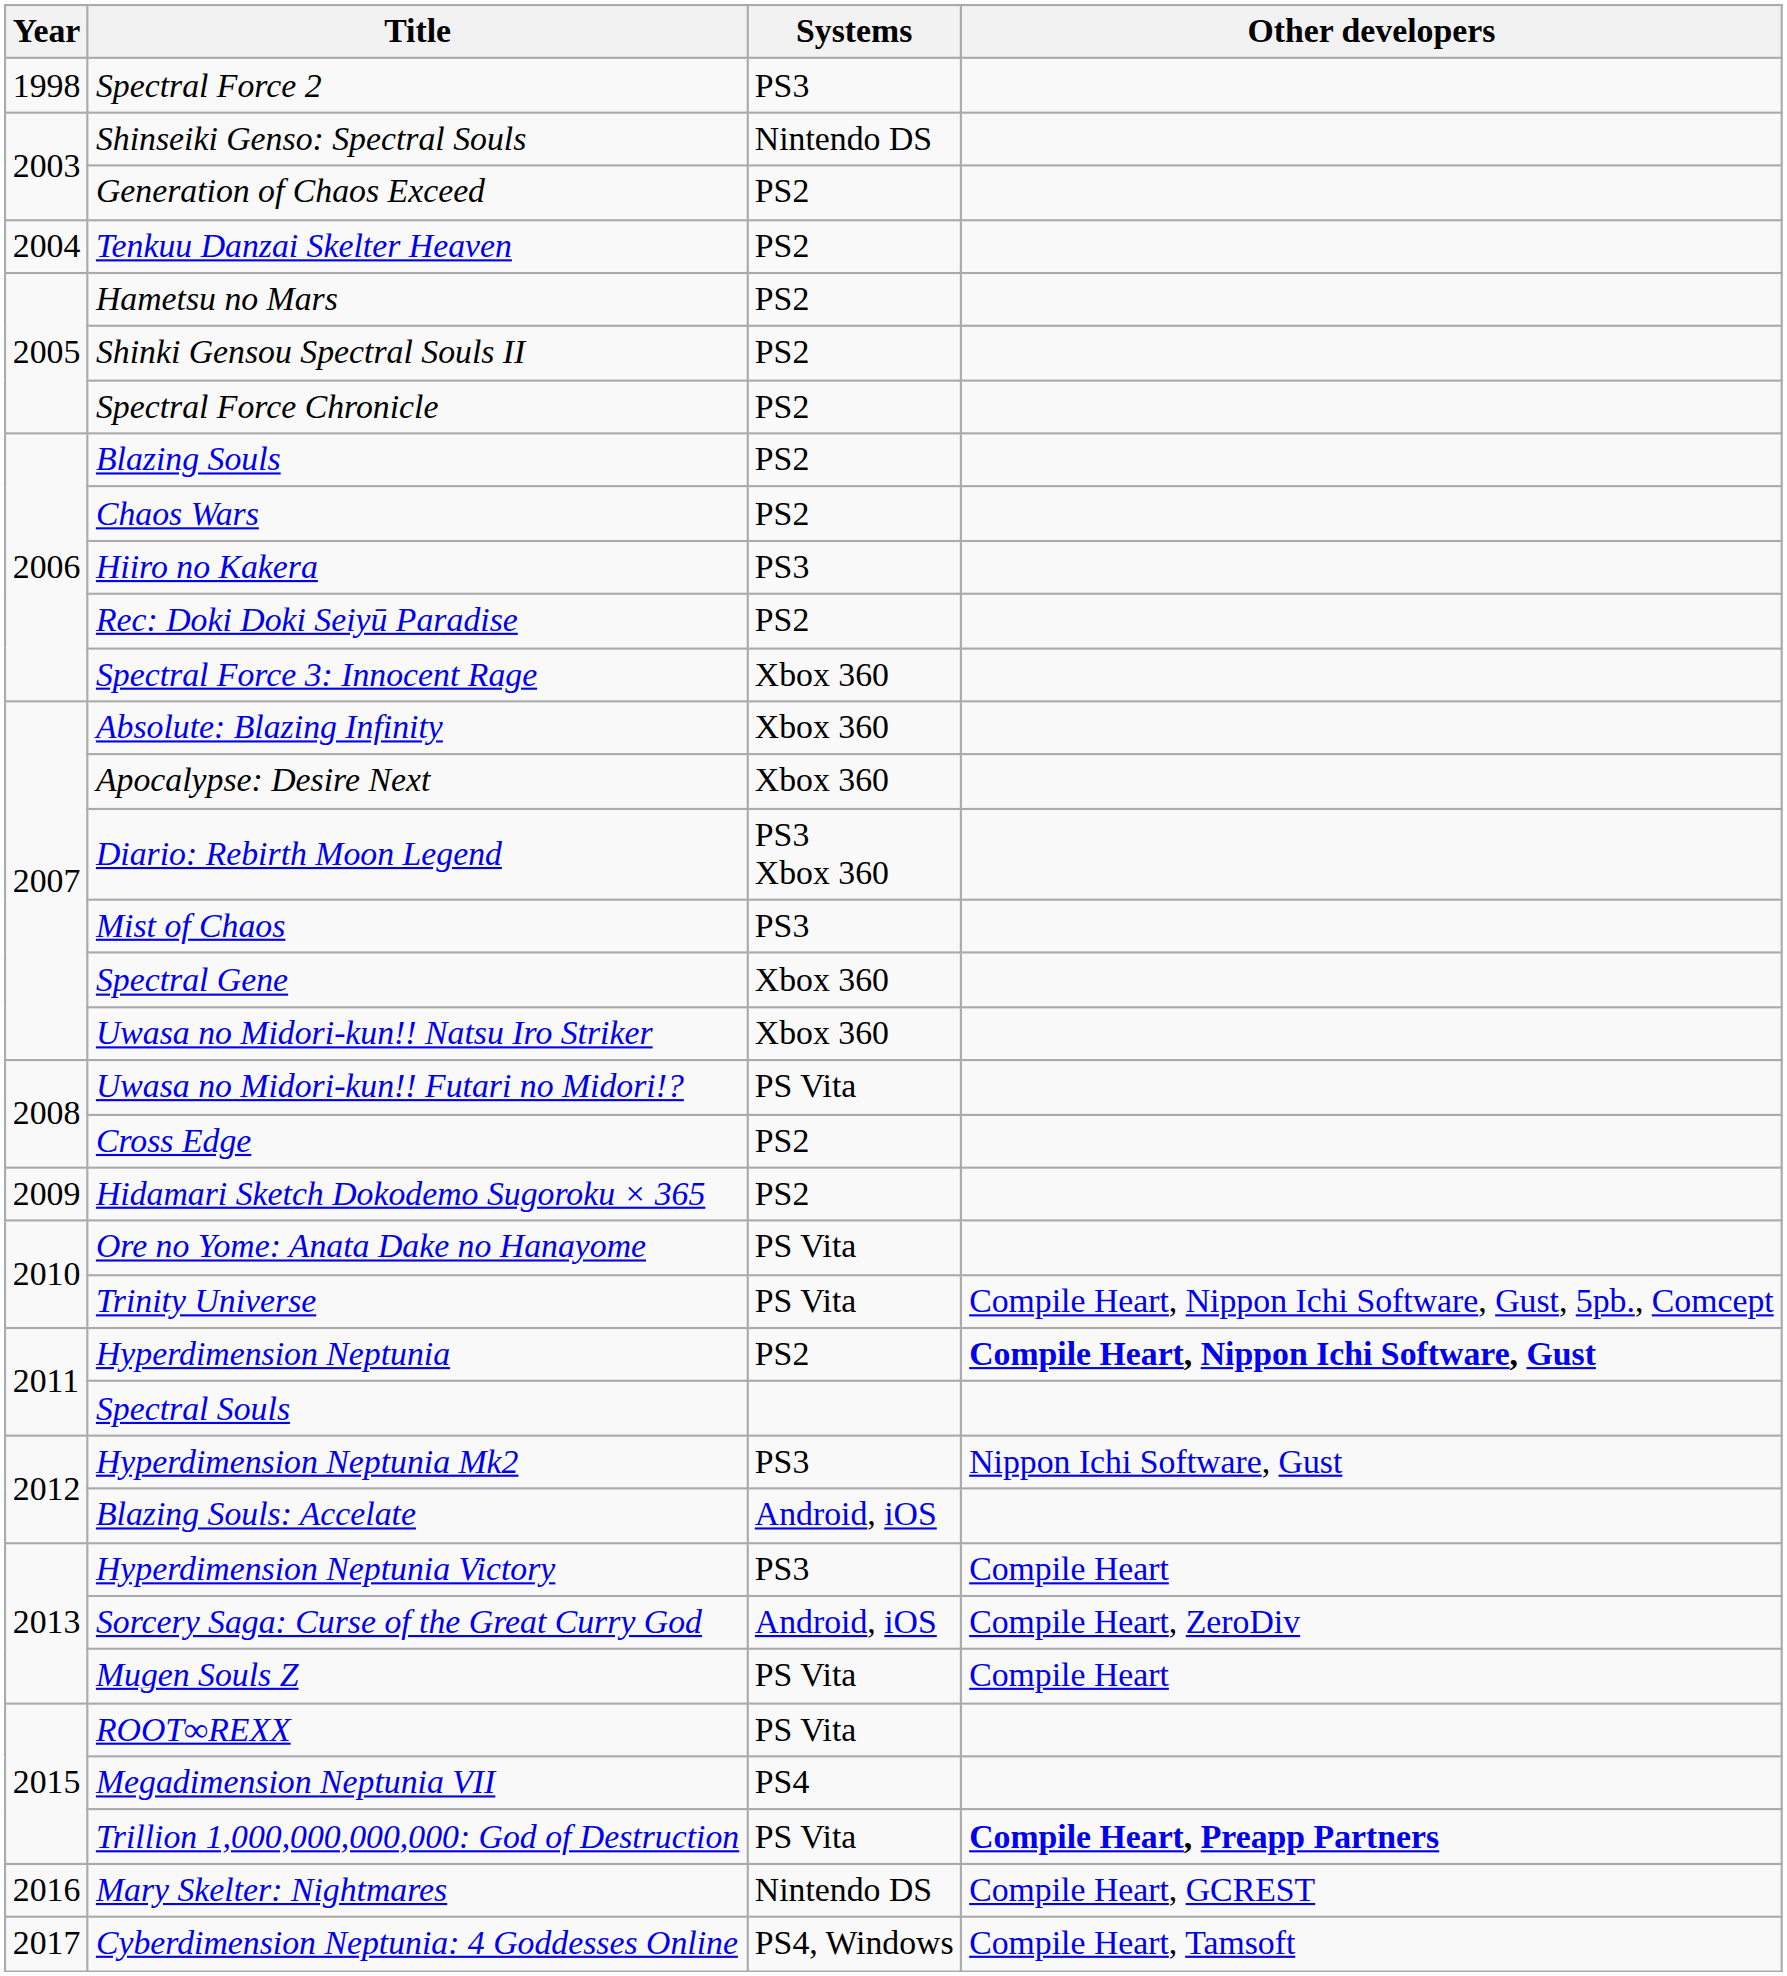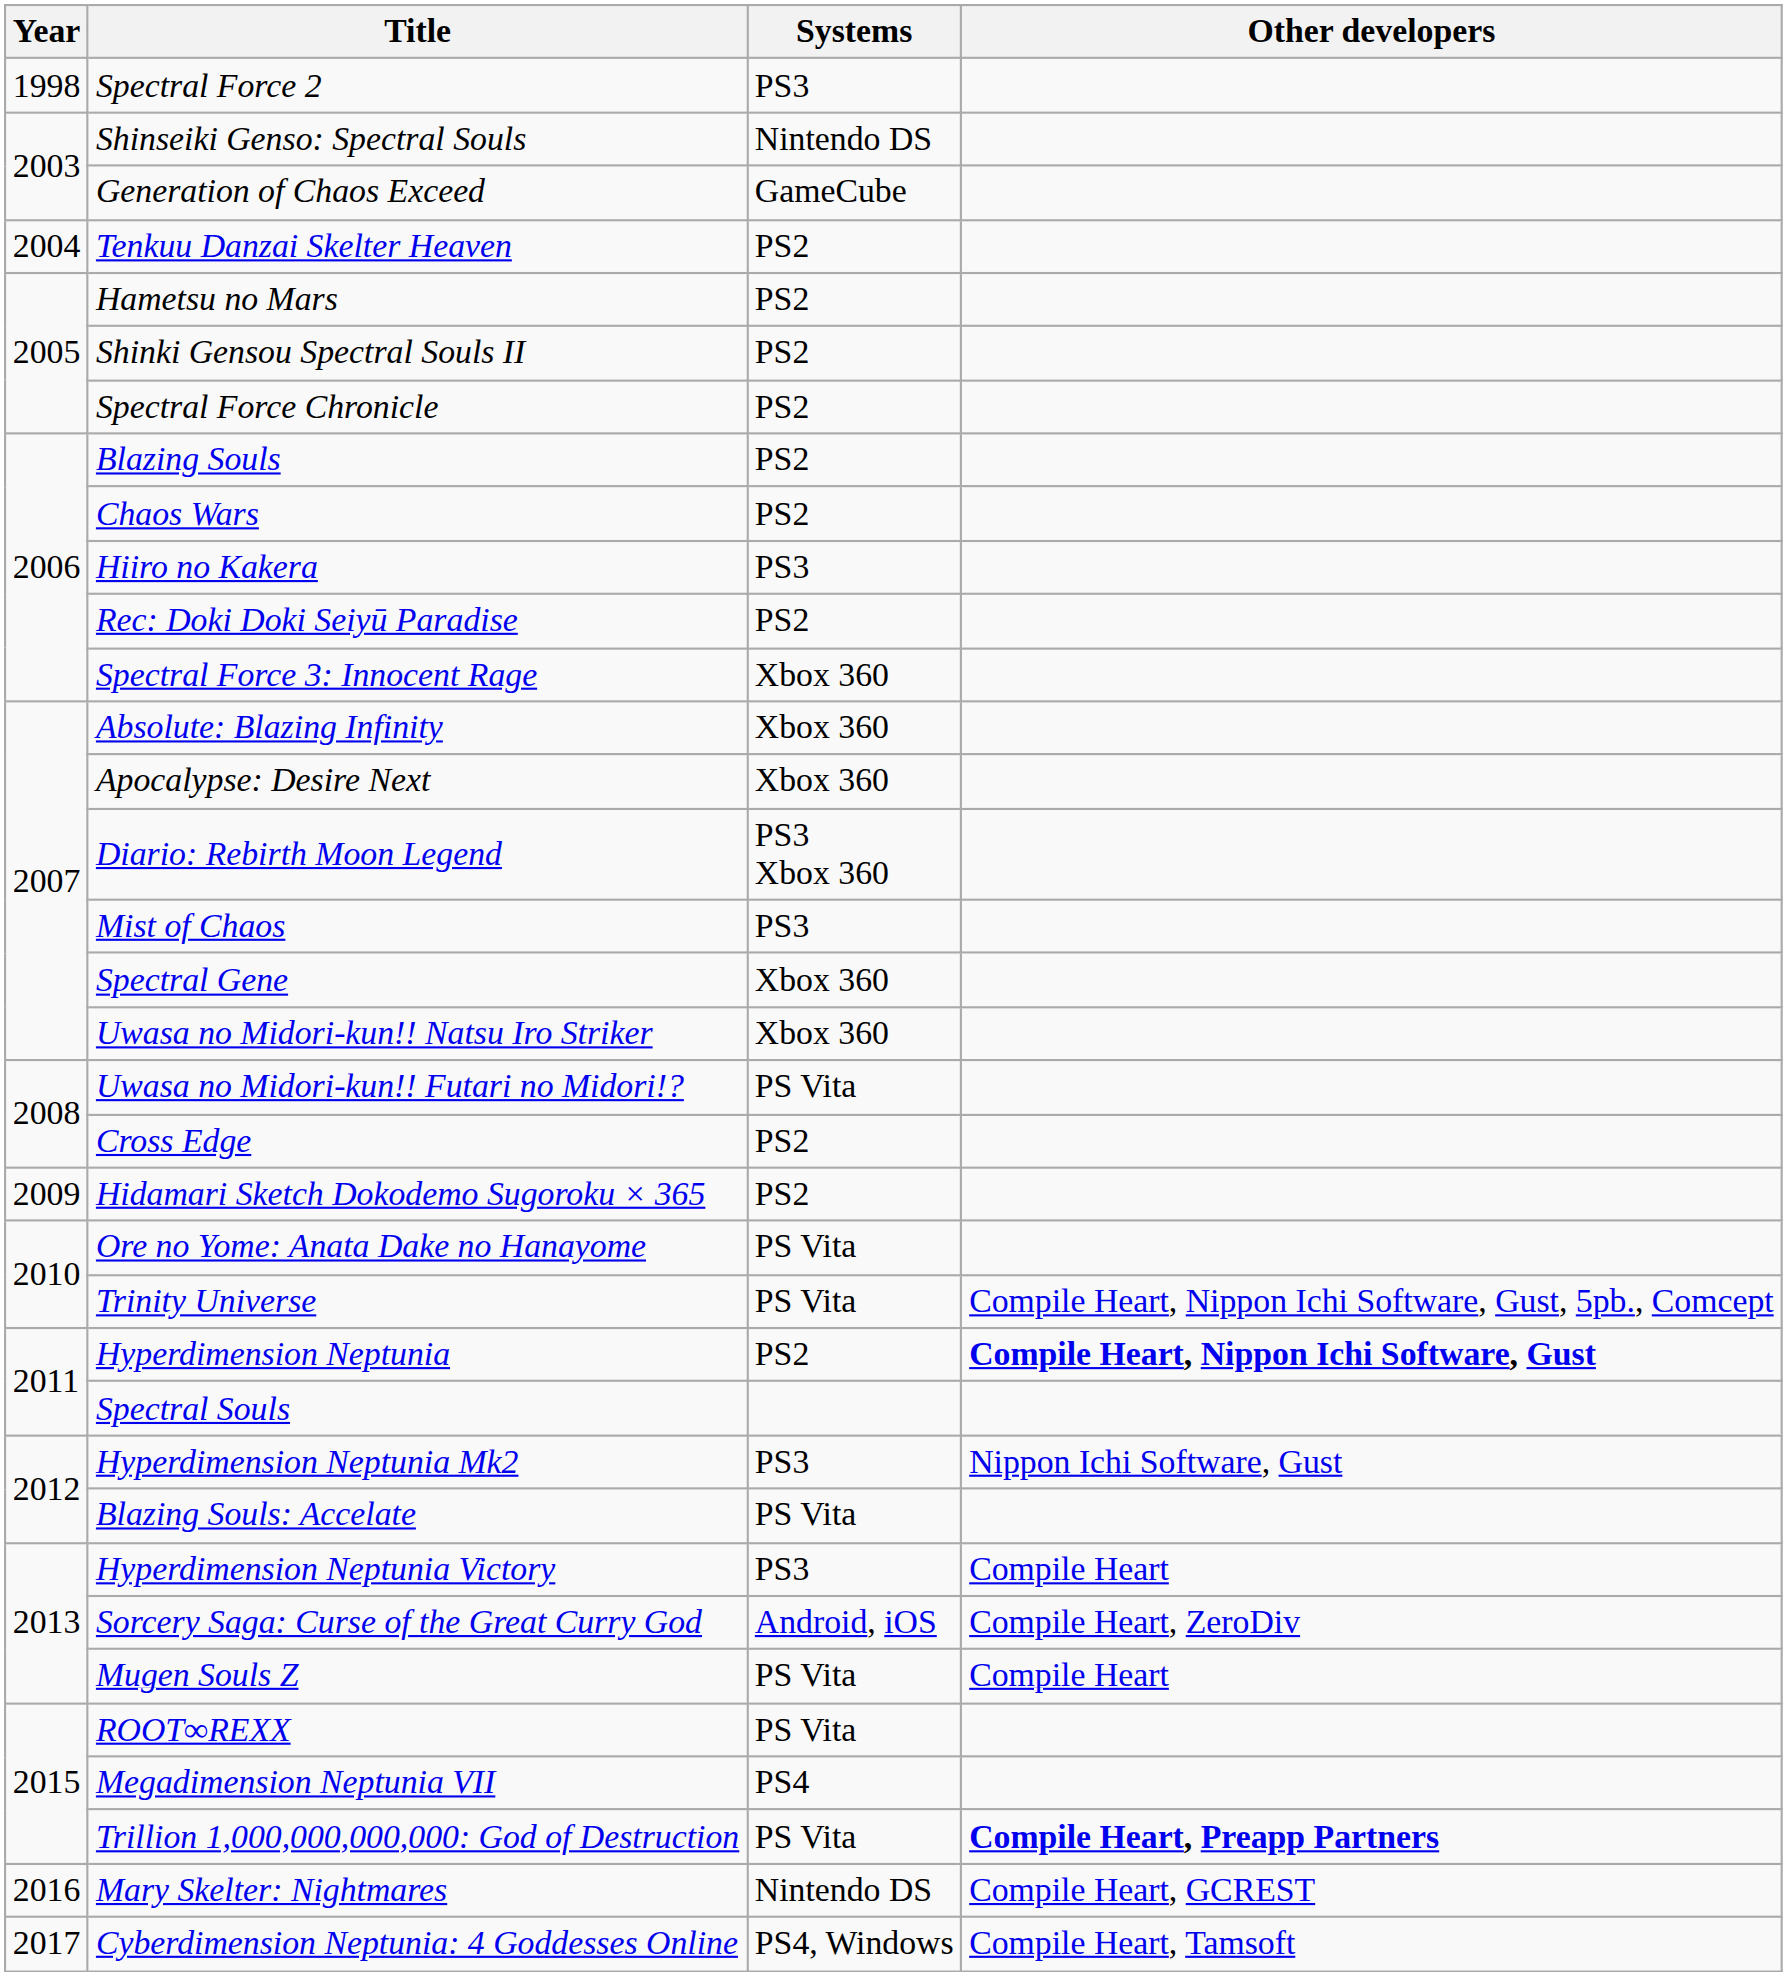(782, 191) PS2 -> (831, 191) GameCube
(846, 1514) Android, iOS -> (806, 1514) PS Vita
